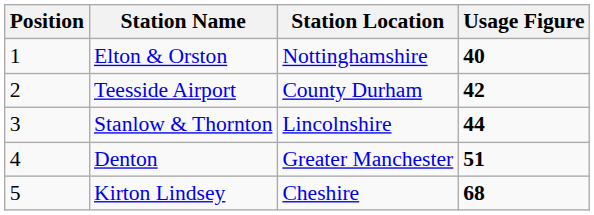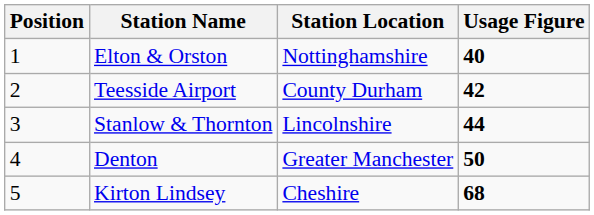(474, 158) 51 -> (474, 158) 50
